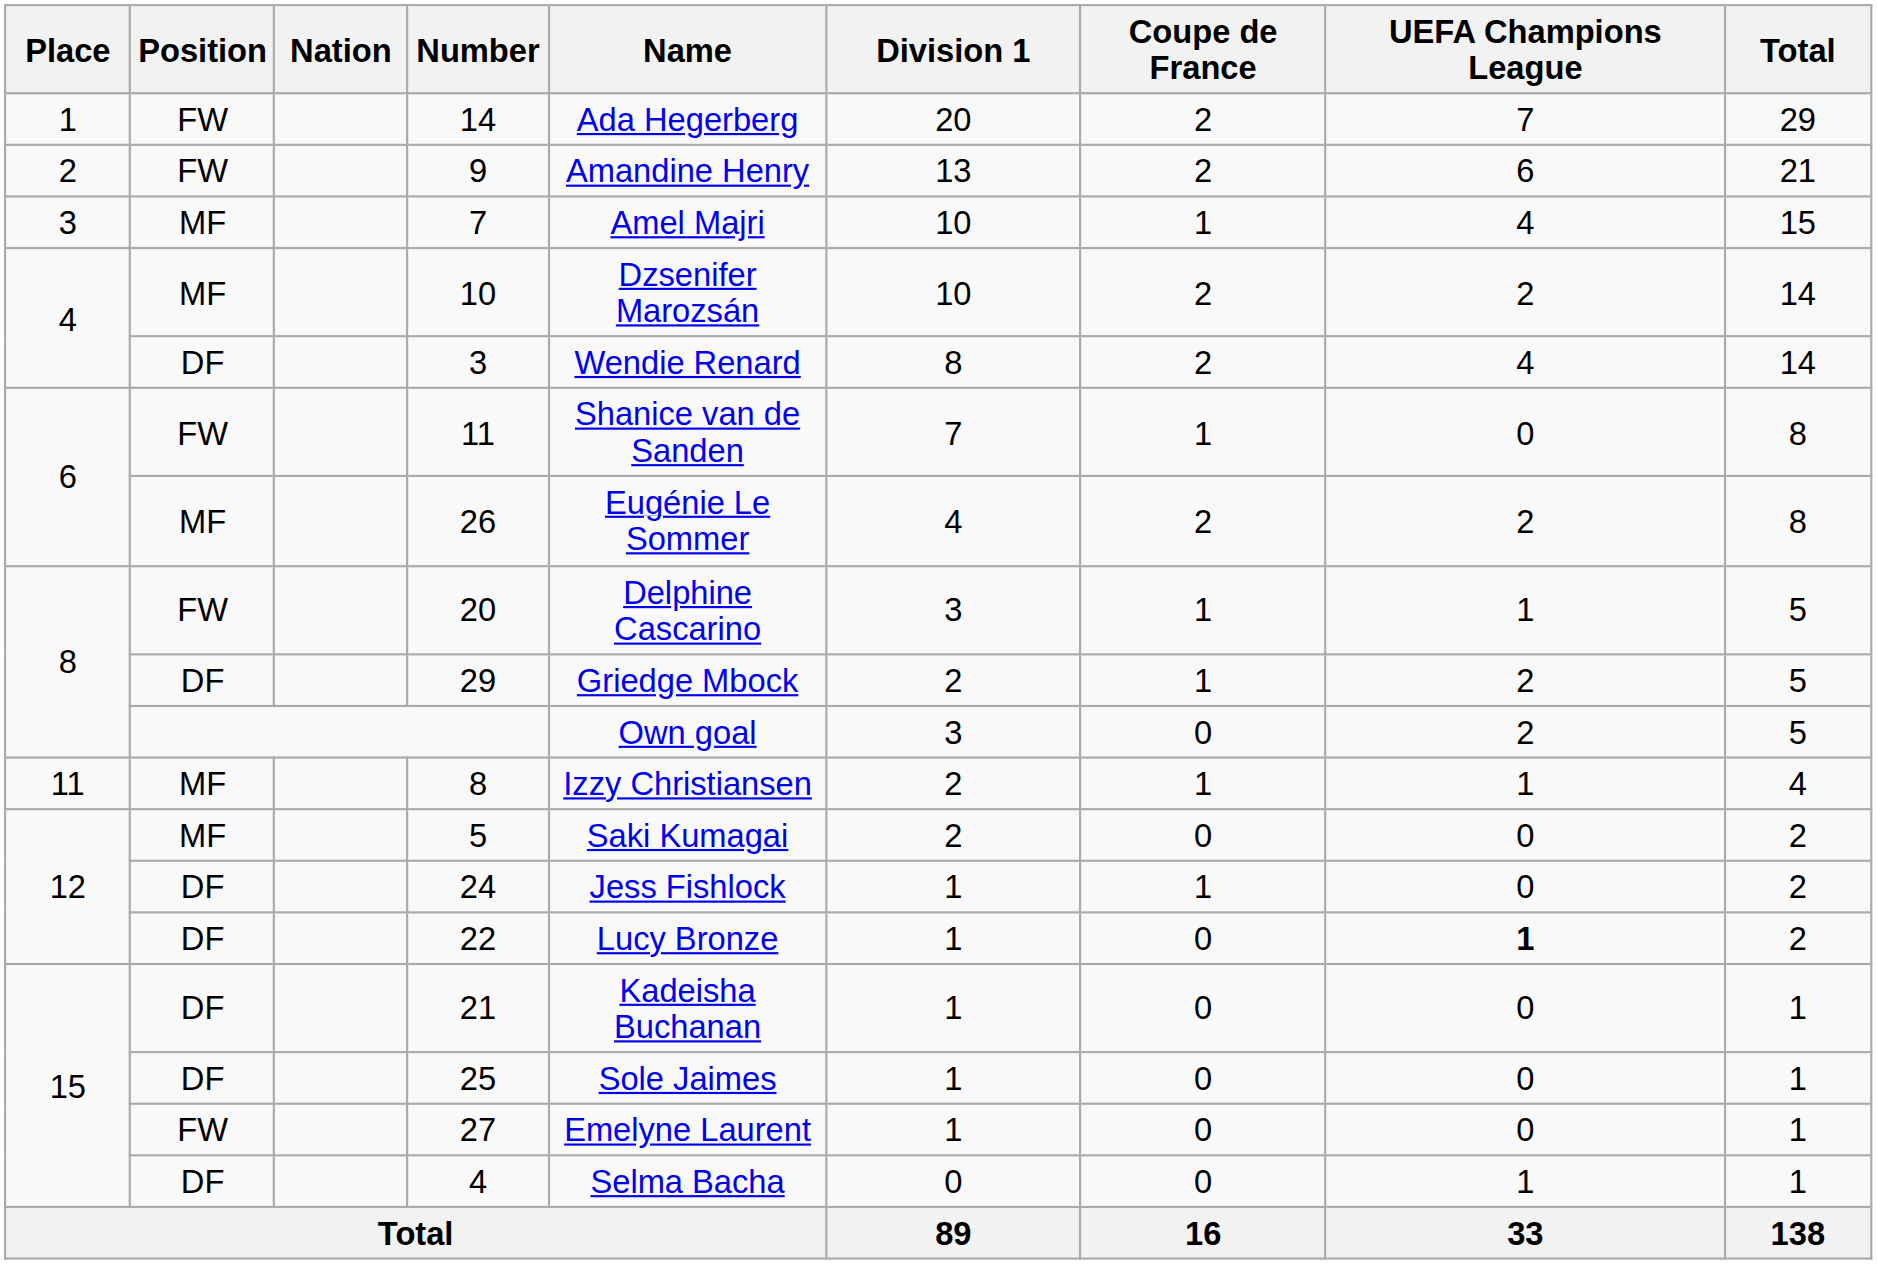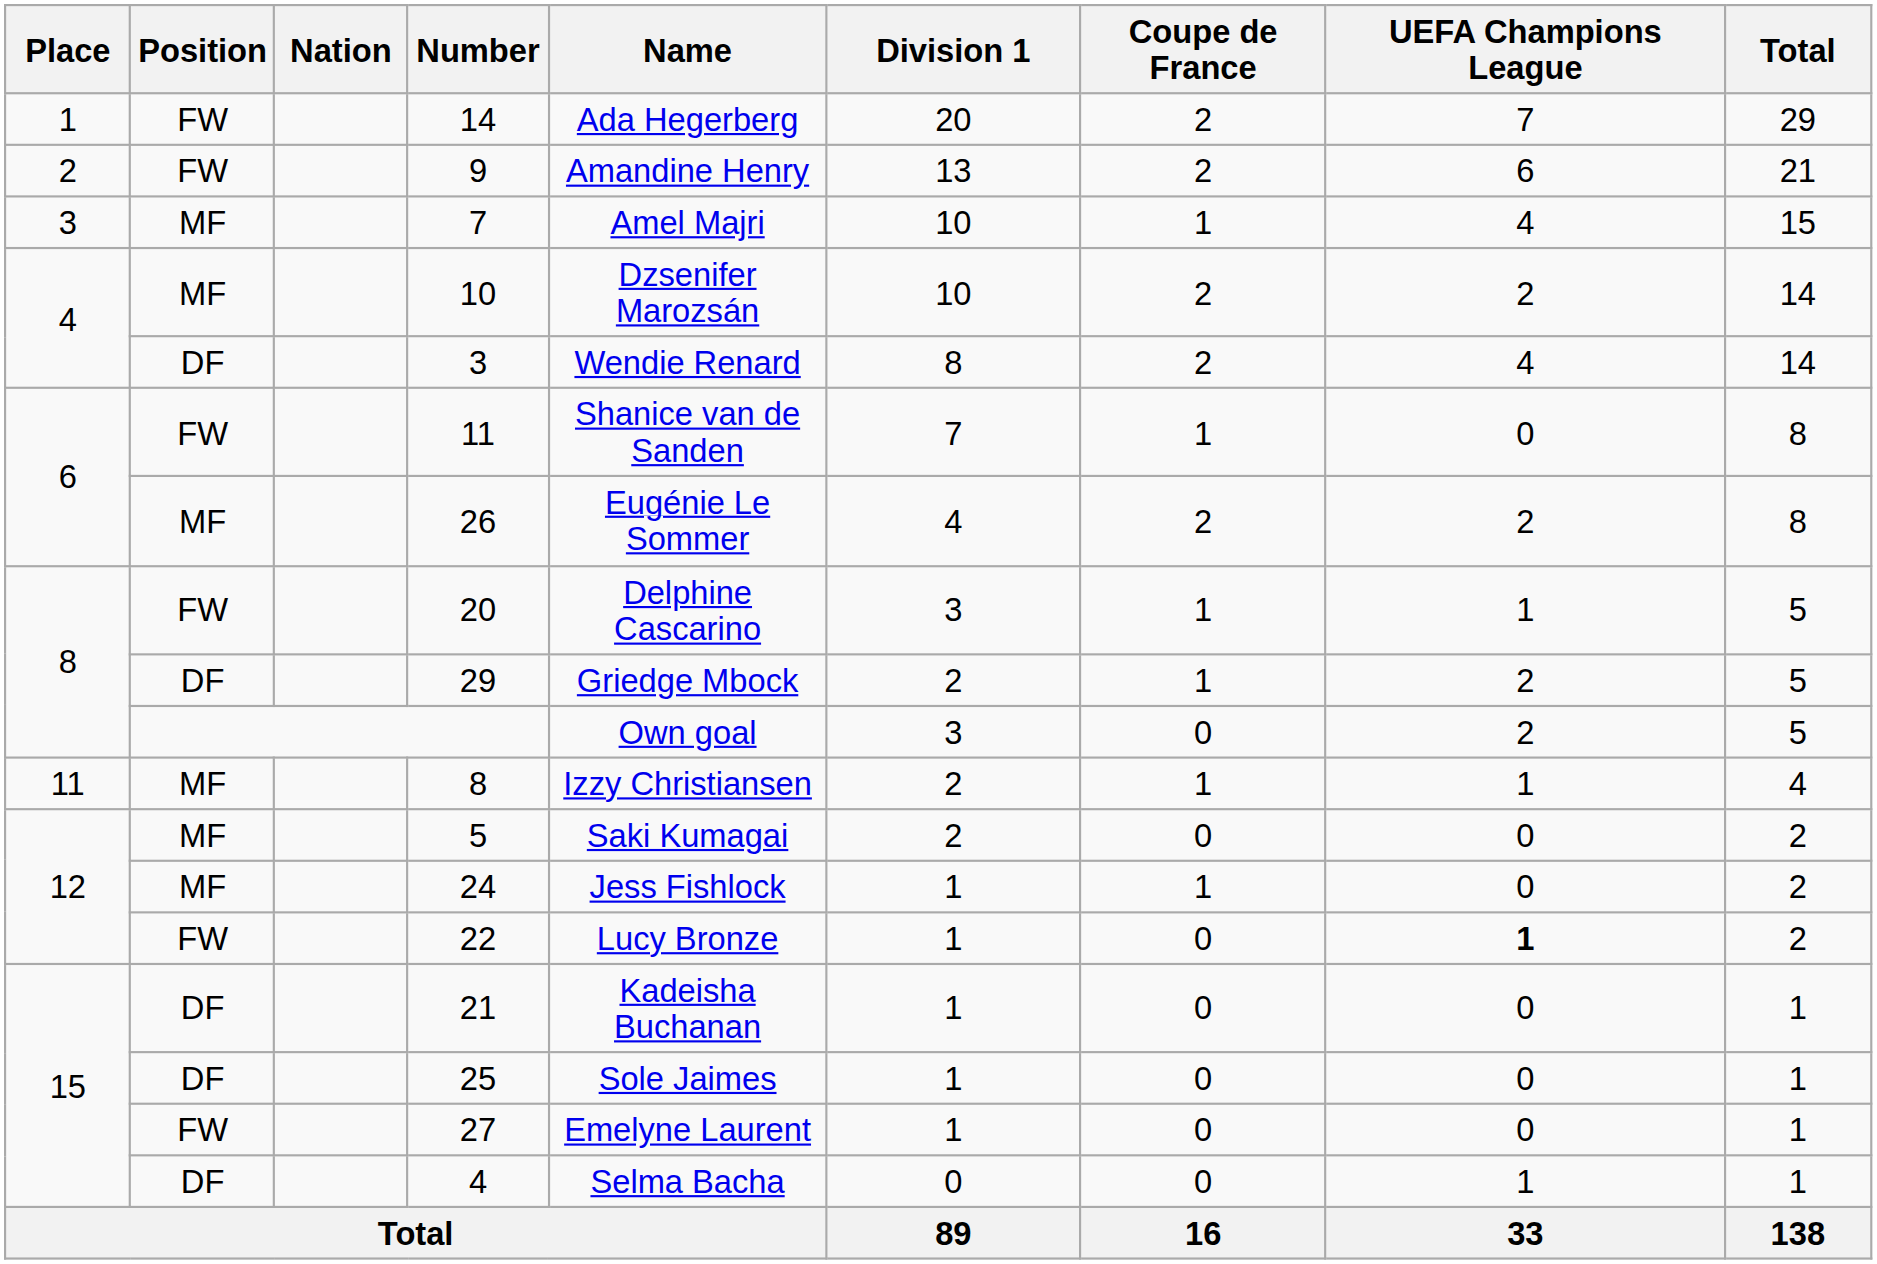(203, 886) DF -> (203, 886) MF
(203, 938) DF -> (203, 938) FW
